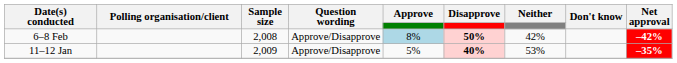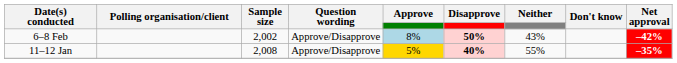(265, 36) 2,008 -> (265, 36) 2,002
(535, 36) 42% -> (535, 36) 43%
(265, 51) 2,009 -> (265, 51) 2,008
(413, 51) no background -> (413, 51) gold background
(535, 51) 53% -> (535, 51) 55%
